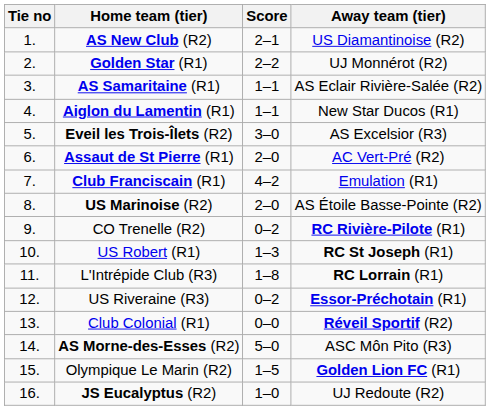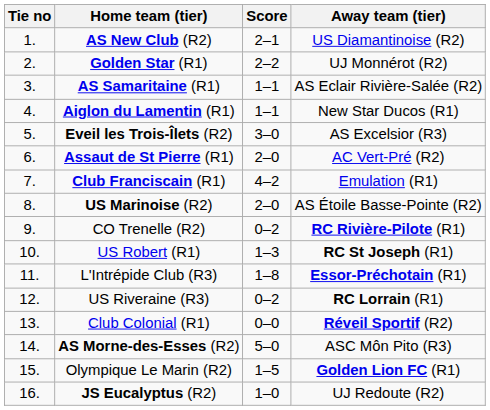(388, 275) RC Lorrain (R1) -> (388, 275) Essor-Préchotain (R1)
(388, 299) Essor-Préchotain (R1) -> (388, 299) RC Lorrain (R1)
